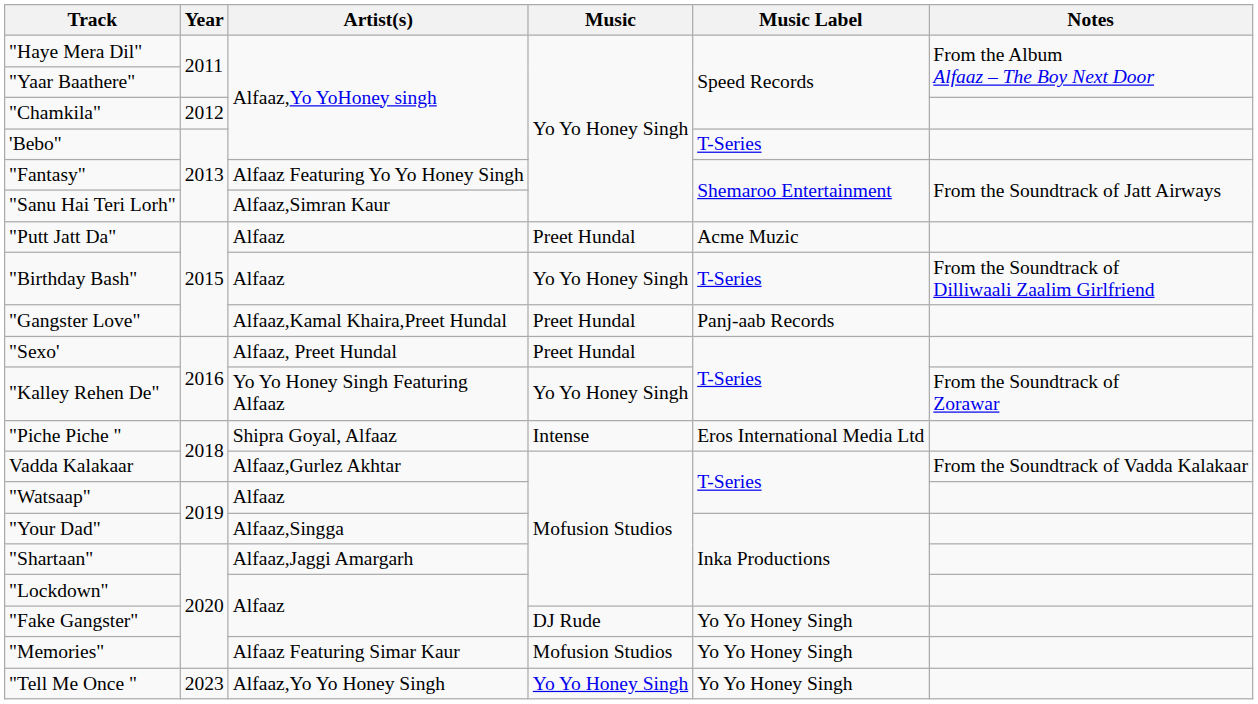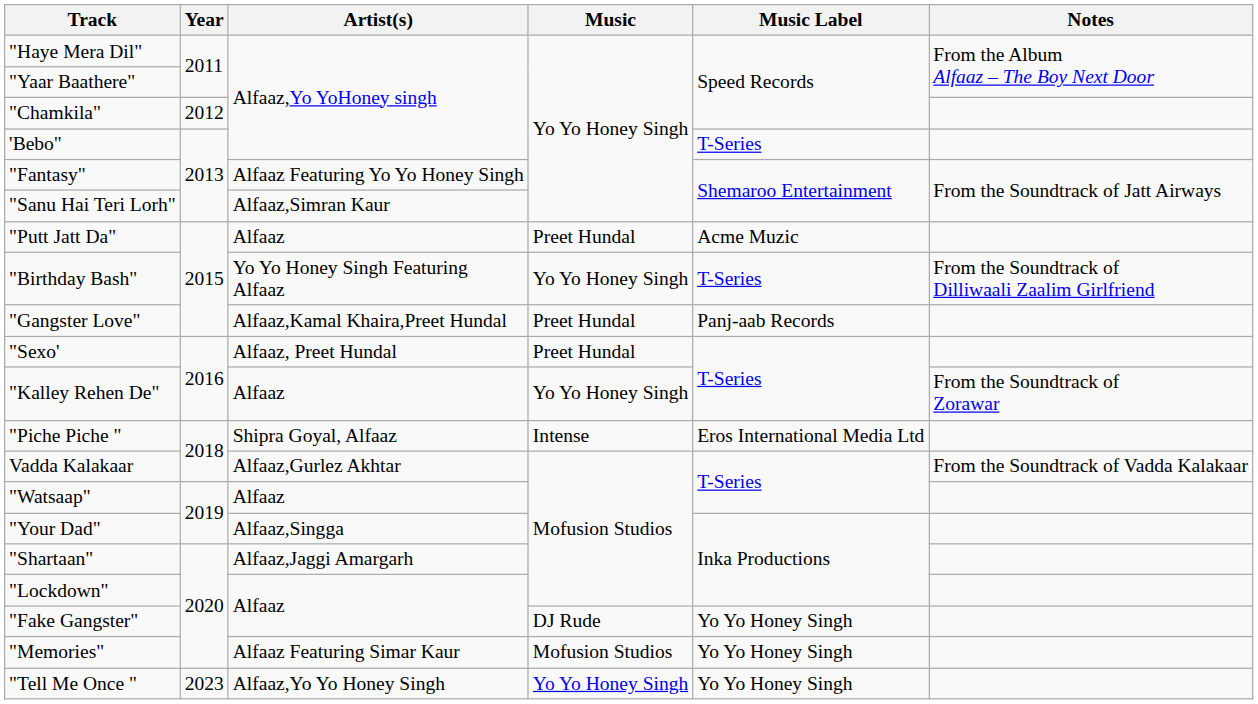(259, 278) Alfaaz -> (350, 278) Yo Yo Honey Singh Featuring Alfaaz
(350, 393) Yo Yo Honey Singh Featuring Alfaaz -> (259, 393) Alfaaz
